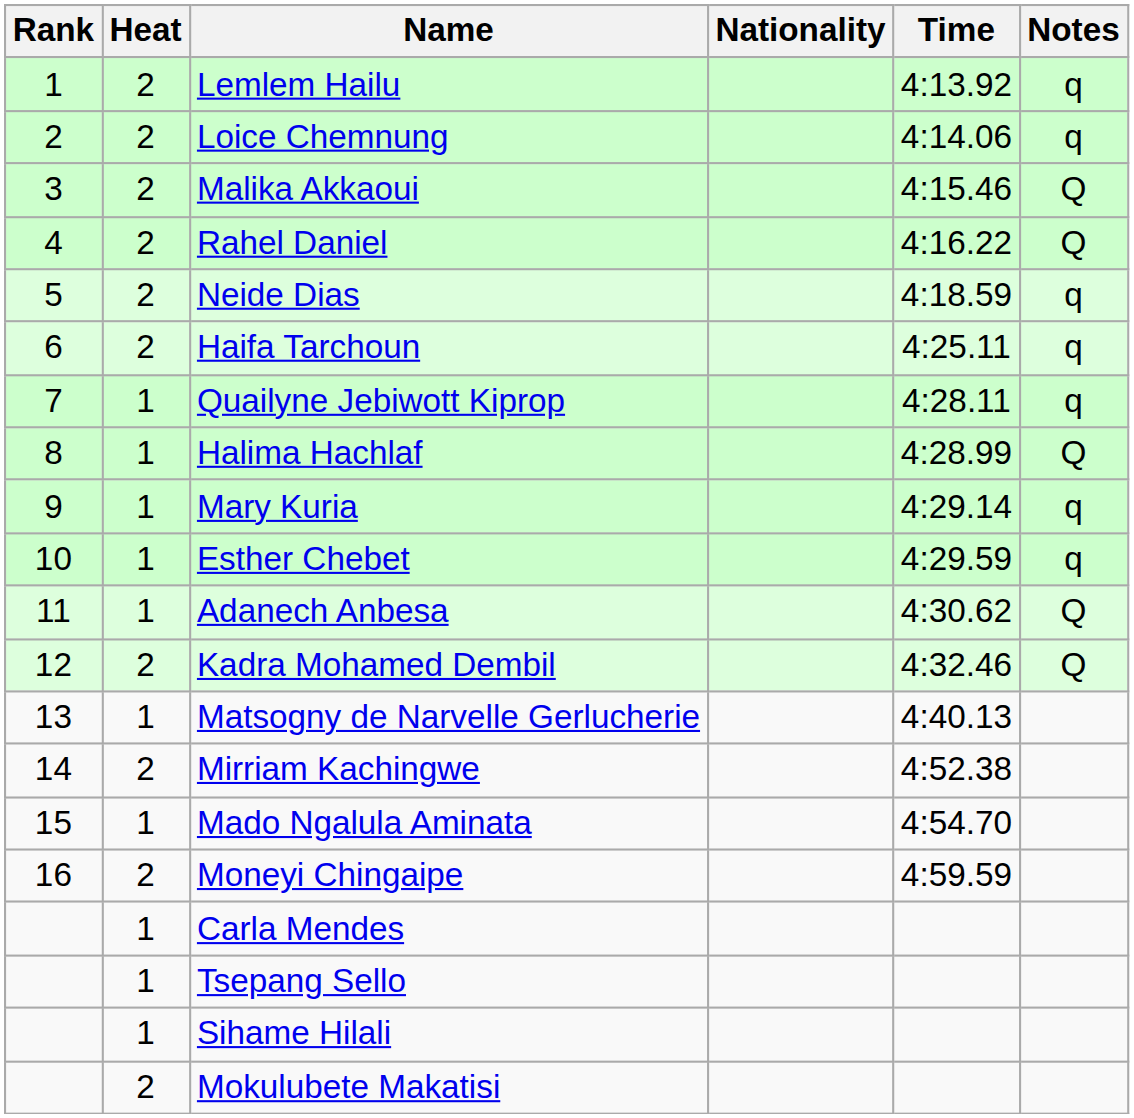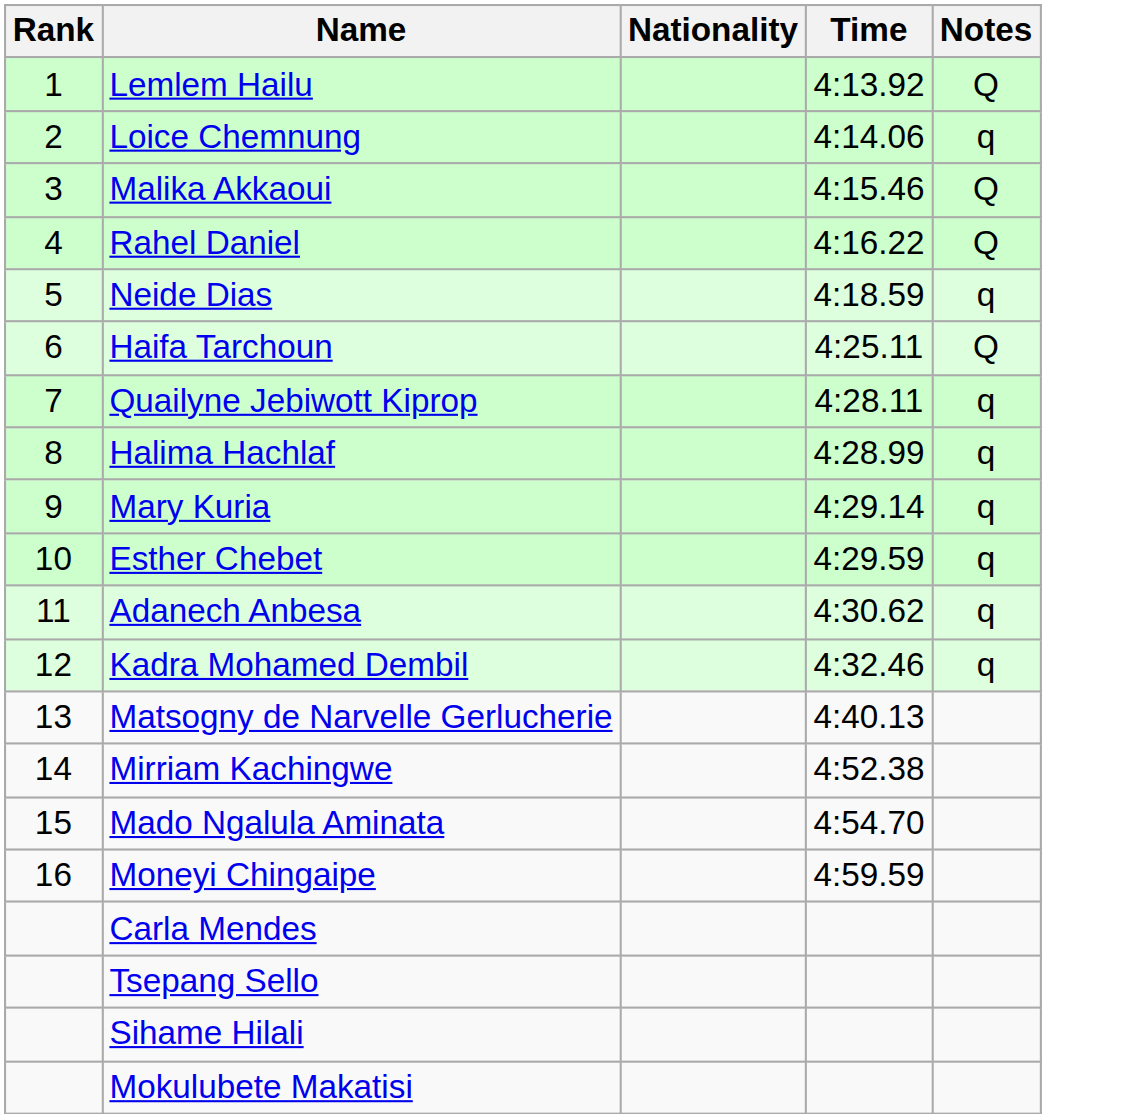- column: (146, 30)
(1073, 83) q -> (986, 83) Q
(1073, 347) q -> (986, 347) Q
(1073, 453) Q -> (986, 453) q
(1073, 611) Q -> (986, 611) q
(1073, 664) Q -> (986, 664) q
